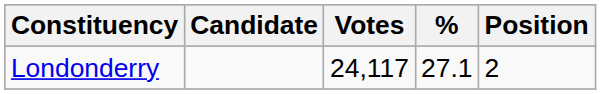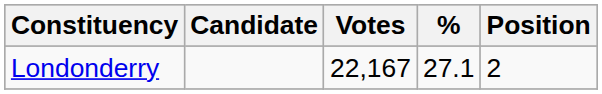(369, 67) 24,117 -> (370, 67) 22,167
